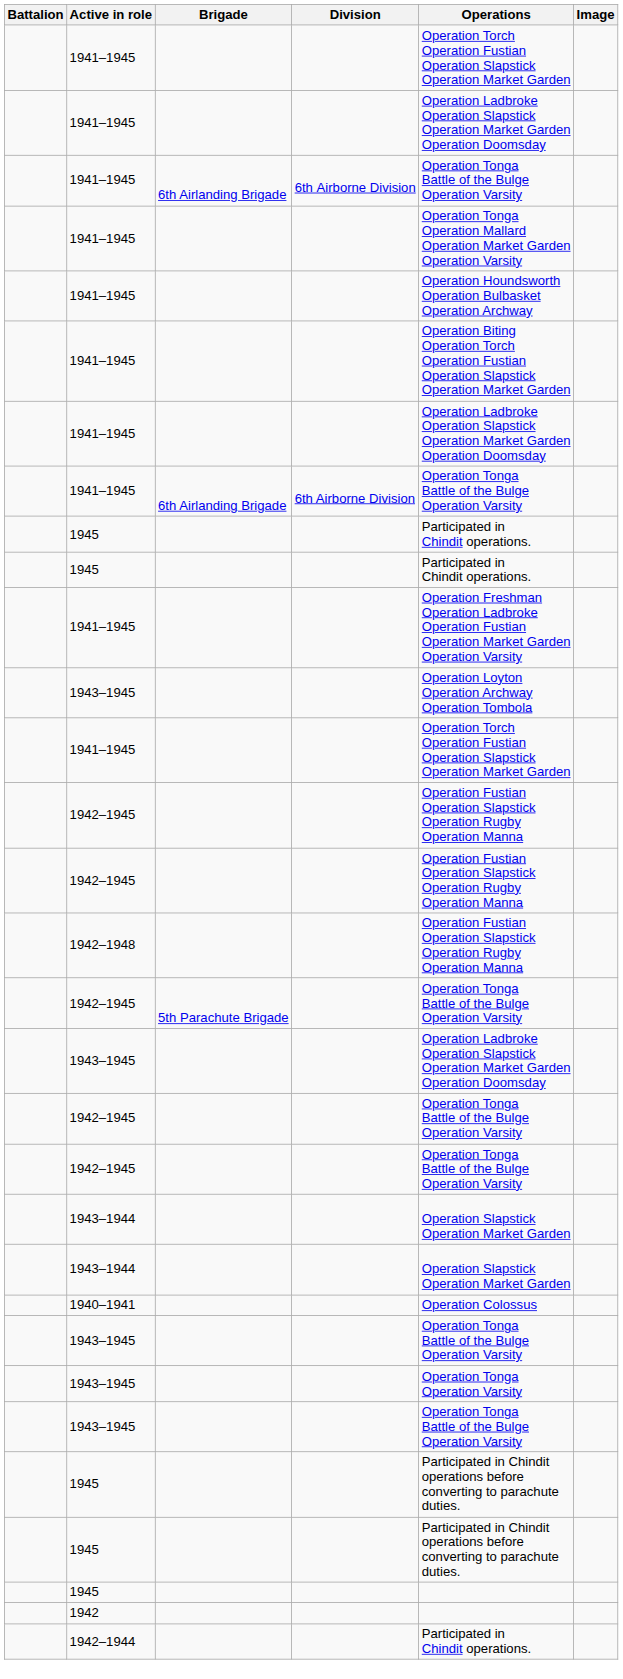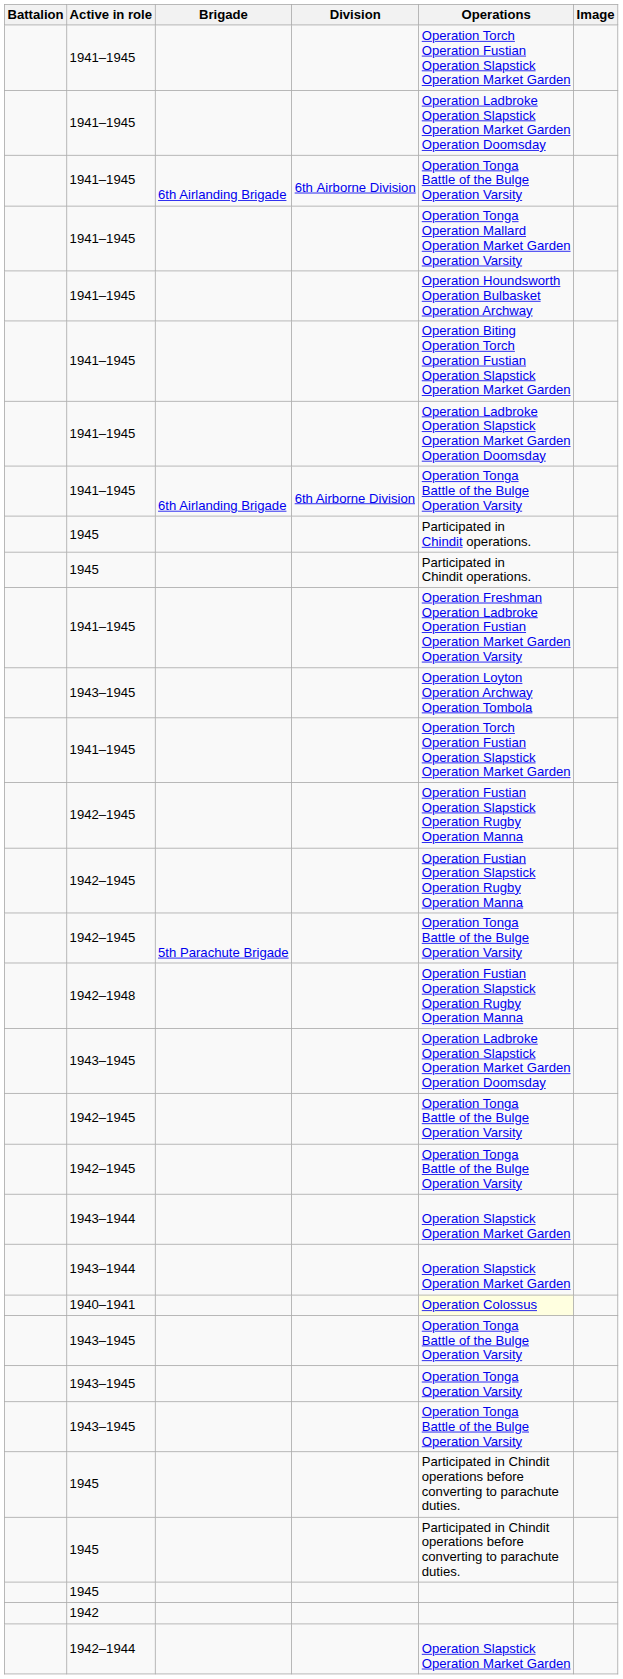rows swapped: (102, 945) <-> (102, 1003)
(479, 1305) no background -> (479, 1305) lightyellow background
(476, 1641) Participated in Chindit operations. -> (496, 1656) Operation Slapstick Operation Market Garden
